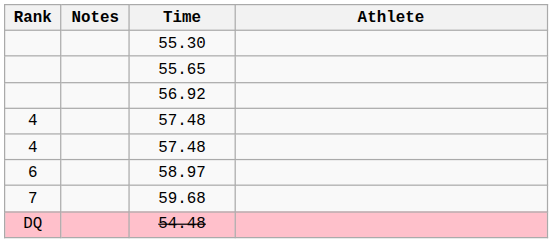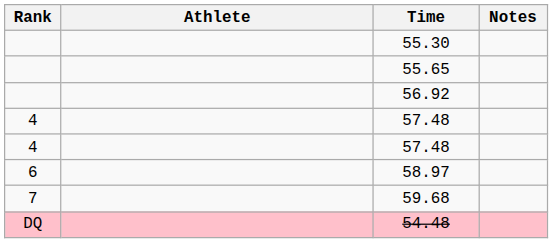columns swapped: (391, 18) <-> (95, 18)
